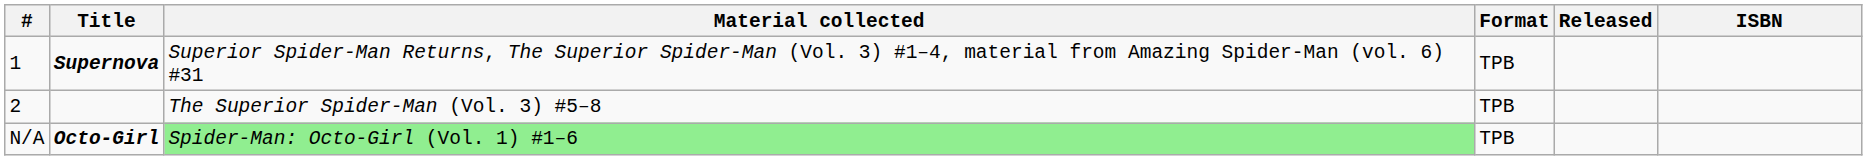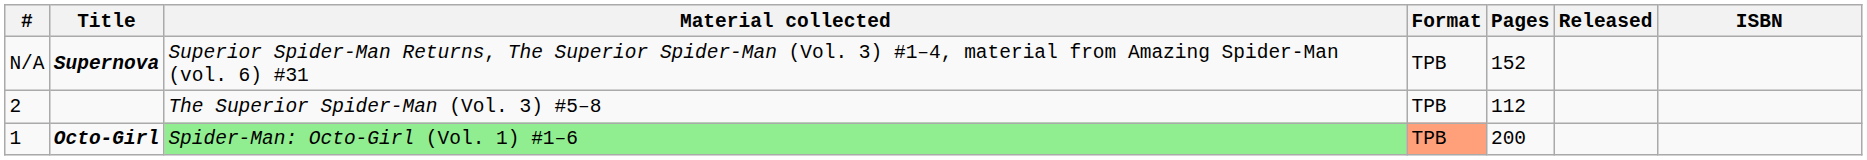+ column: (1520, 21)
(15, 64) 1 -> (27, 64) N/A
(27, 138) N/A -> (15, 138) 1
(1497, 138) no background -> (1429, 138) lightsalmon background
